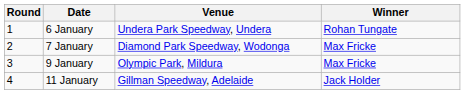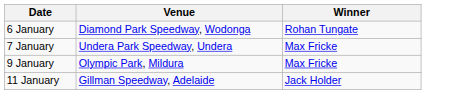- column: (24, 13)
(194, 30) Undera Park Speedway, Undera -> (165, 30) Diamond Park Speedway, Wodonga
(204, 47) Diamond Park Speedway, Wodonga -> (156, 47) Undera Park Speedway, Undera
